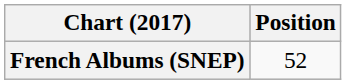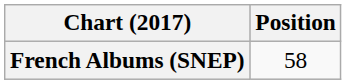(296, 60) 52 -> (296, 60) 58
